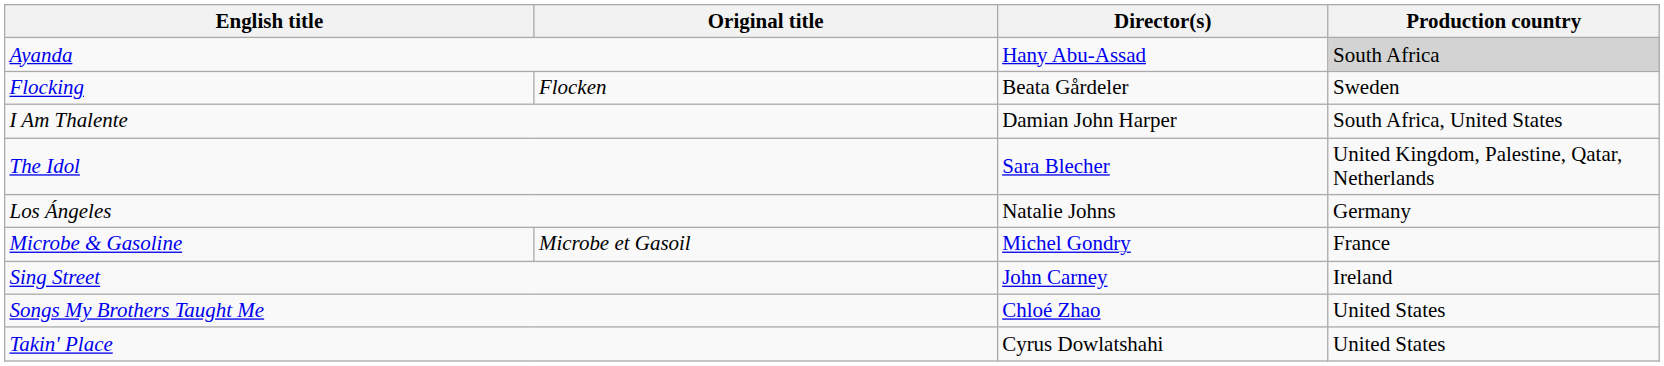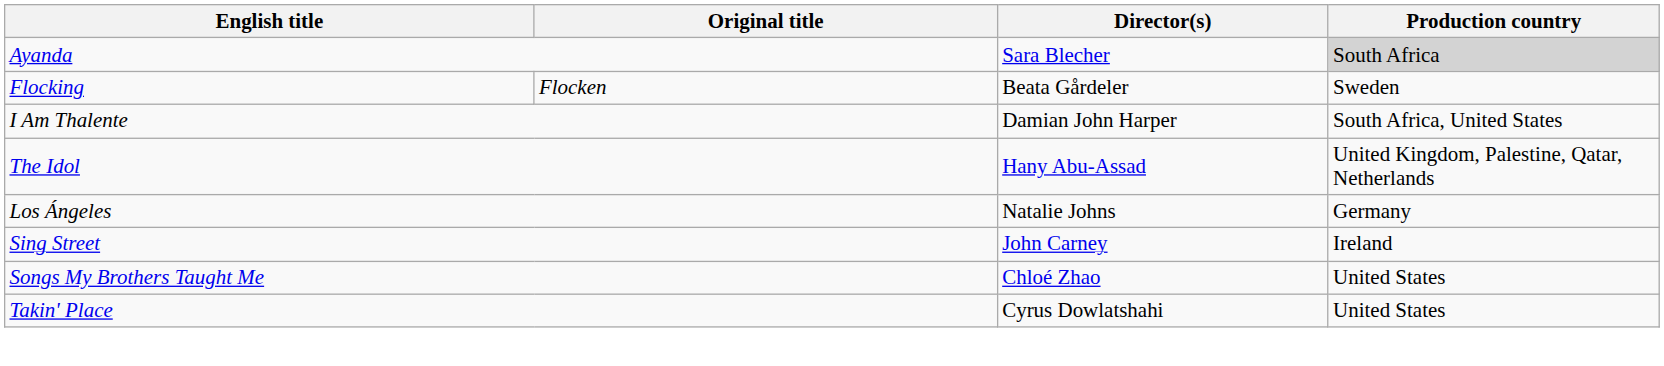(1074, 54) Hany Abu-Assad -> (1056, 54) Sara Blecher
(1056, 165) Sara Blecher -> (1074, 165) Hany Abu-Assad
- row: (96, 244)
